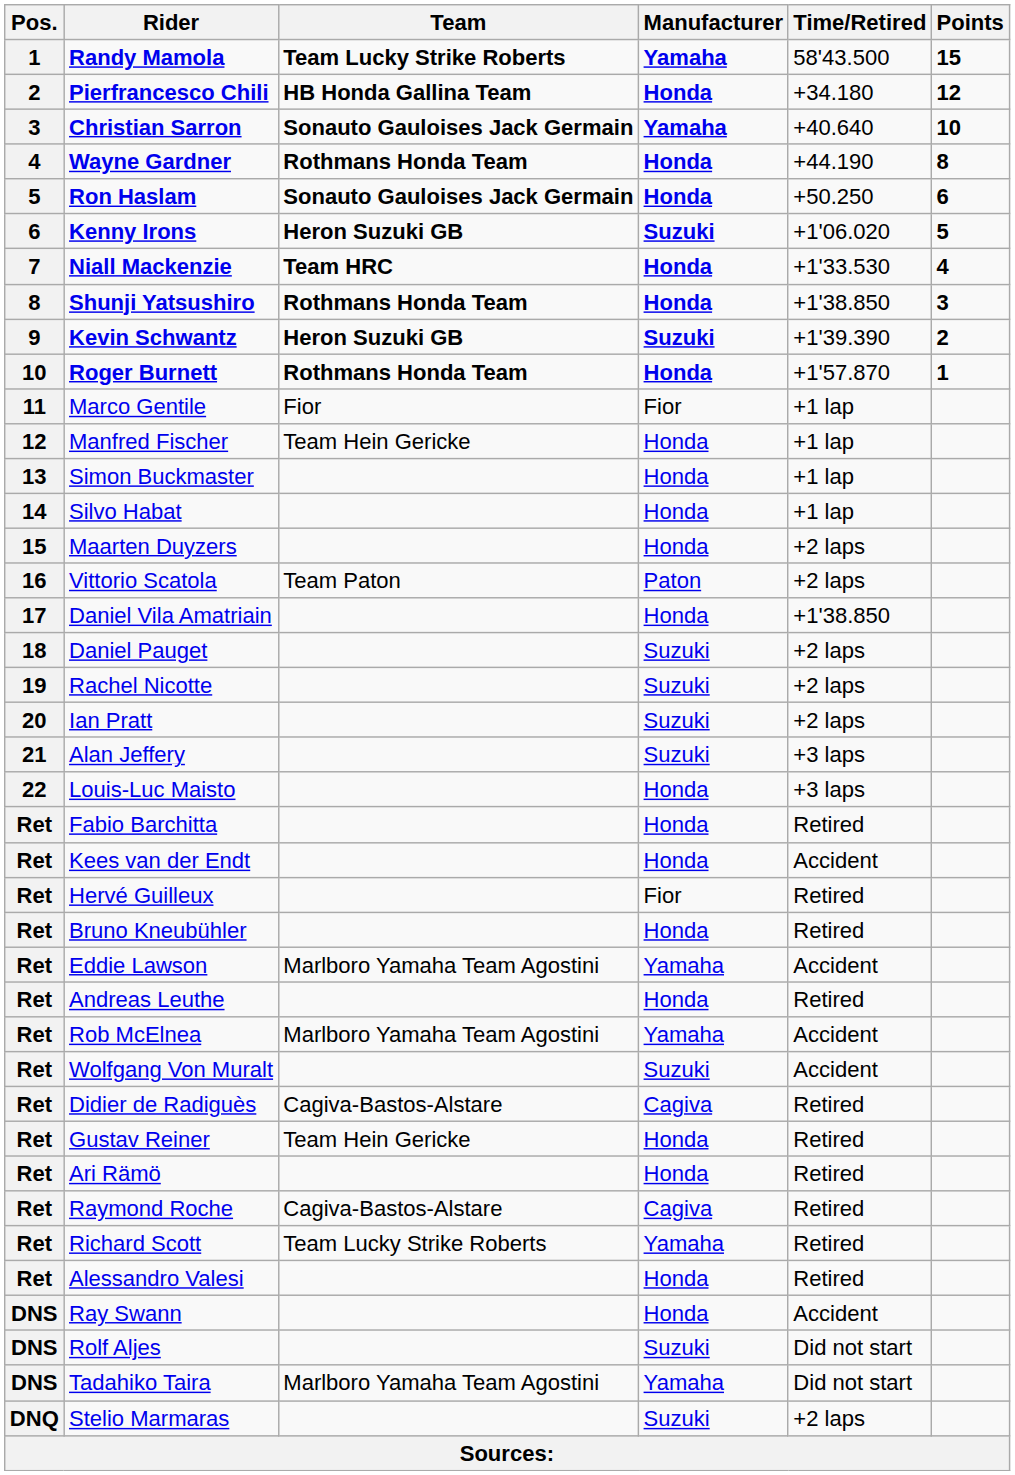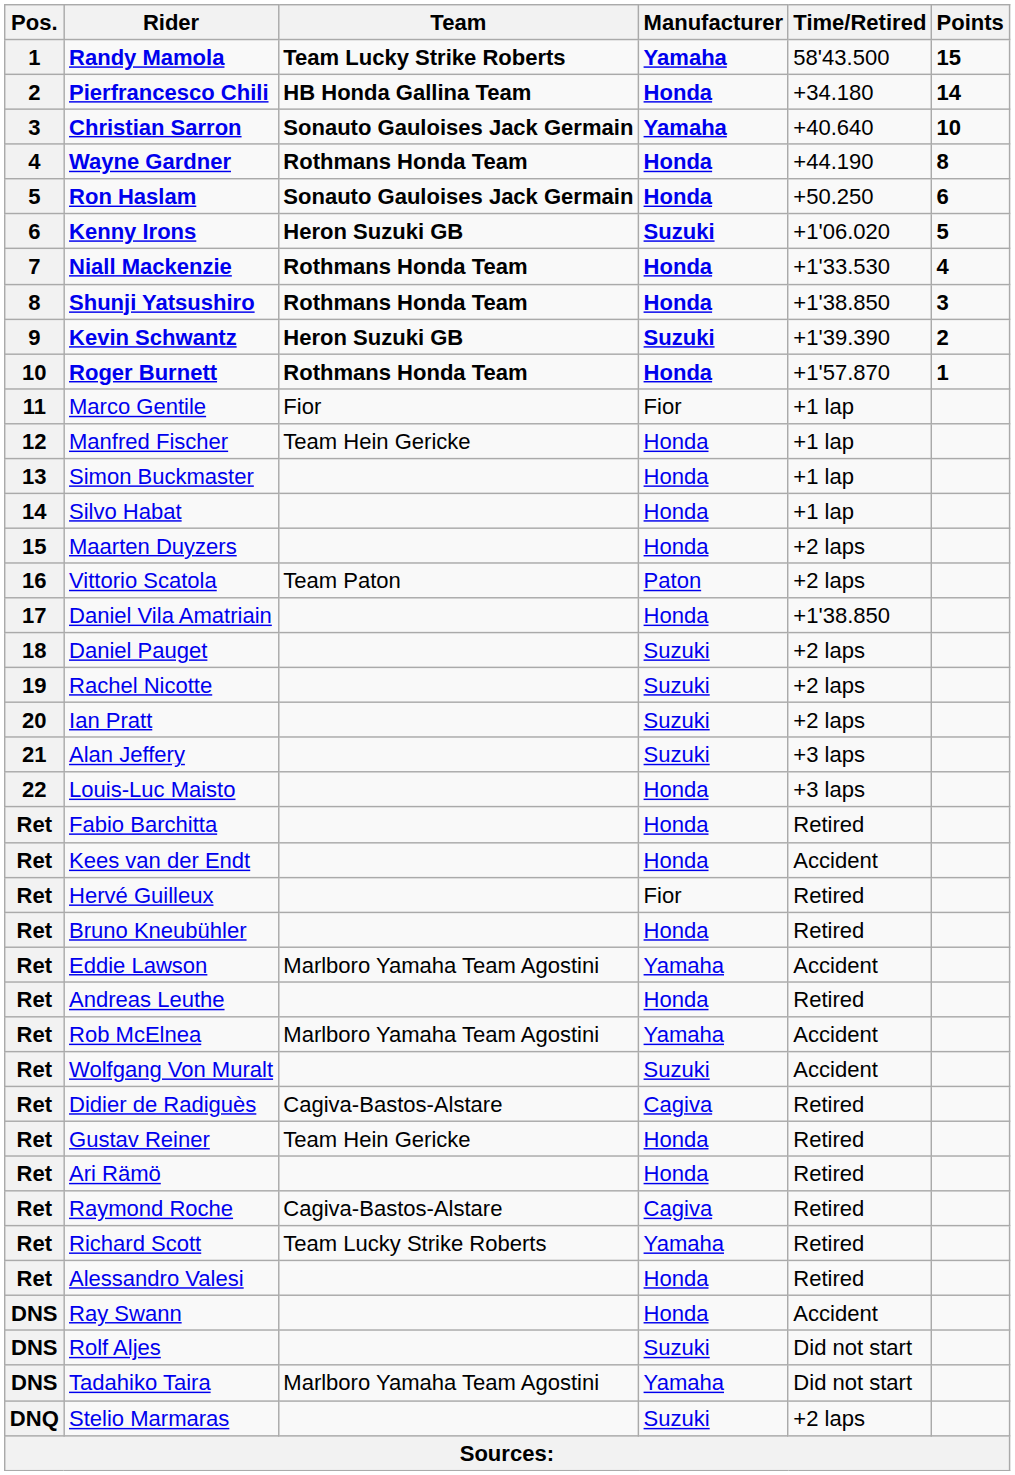(949, 92) 12 -> (949, 92) 14
(338, 267) Team HRC -> (405, 267) Rothmans Honda Team
